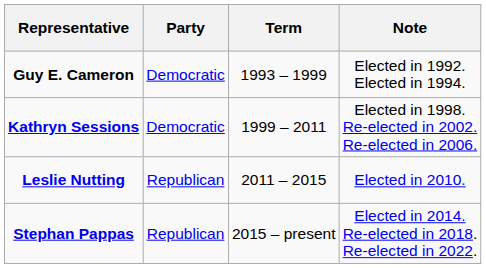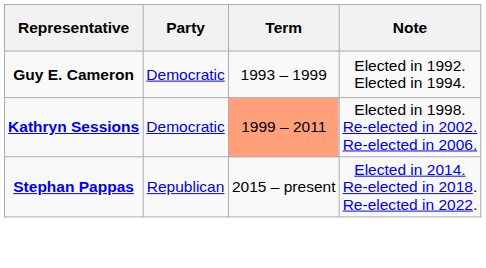(284, 127) no background -> (284, 127) lightsalmon background
- row: (74, 180)
